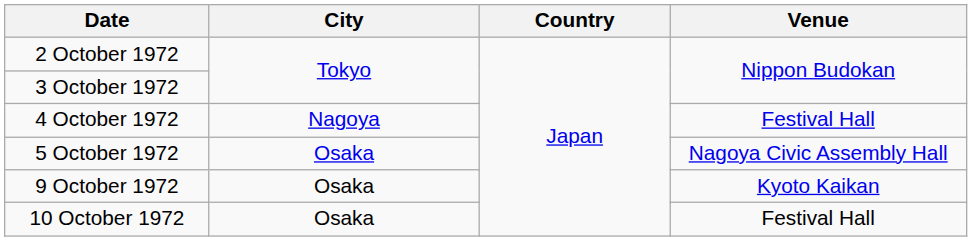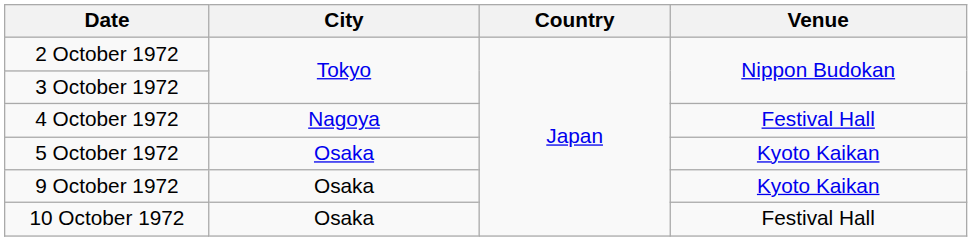(818, 152) Nagoya Civic Assembly Hall -> (818, 152) Kyoto Kaikan
